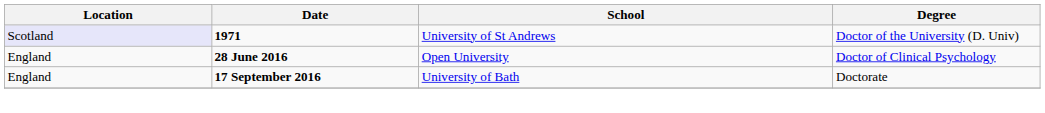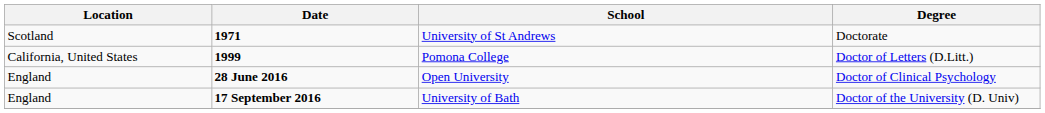(30, 35) lavender background -> (30, 35) no background
(927, 35) Doctor of the University (D. Univ) -> (862, 35) Doctorate
+ row: (228, 56)
(862, 77) Doctorate -> (927, 98) Doctor of the University (D. Univ)
